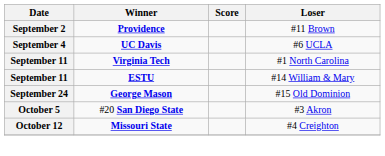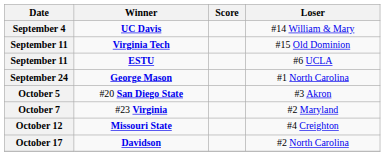- row: (141, 29)
(313, 45) #6 UCLA -> (313, 29) #14 William & Mary
(313, 61) #1 North Carolina -> (313, 45) #15 Old Dominion
(313, 77) #14 William & Mary -> (313, 61) #6 UCLA
(313, 94) #15 Old Dominion -> (313, 77) #1 North Carolina
+ row: (141, 110)
+ row: (141, 143)
